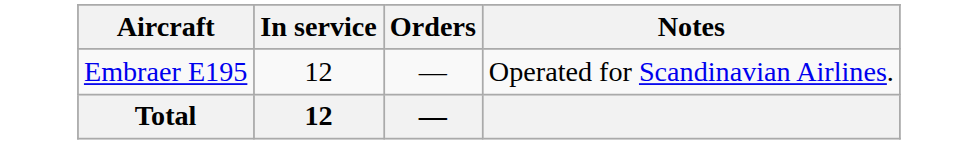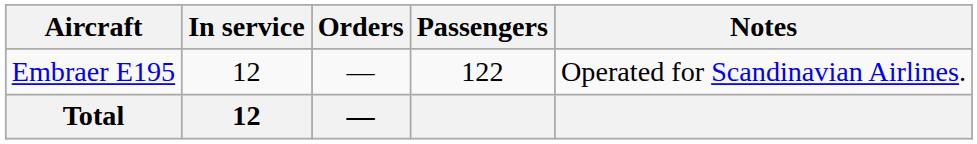+ column: (482, 26)
